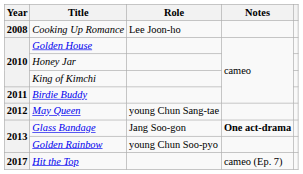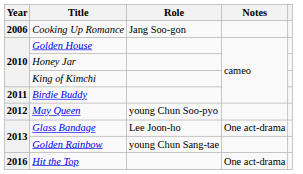(17, 29) 2008 -> (17, 29) 2006
(155, 29) Lee Joon-ho -> (157, 29) Jang Soo-gon
(174, 111) young Chun Sang-tae -> (173, 111) young Chun Soo-pyo
(157, 128) Jang Soo-gon -> (155, 128) Lee Joon-ho
(258, 128) bold -> (255, 128) normal
(173, 144) young Chun Soo-pyo -> (174, 144) young Chun Sang-tae
(17, 161) 2017 -> (17, 161) 2016
(253, 161) cameo (Ep. 7) -> (255, 161) One act-drama
